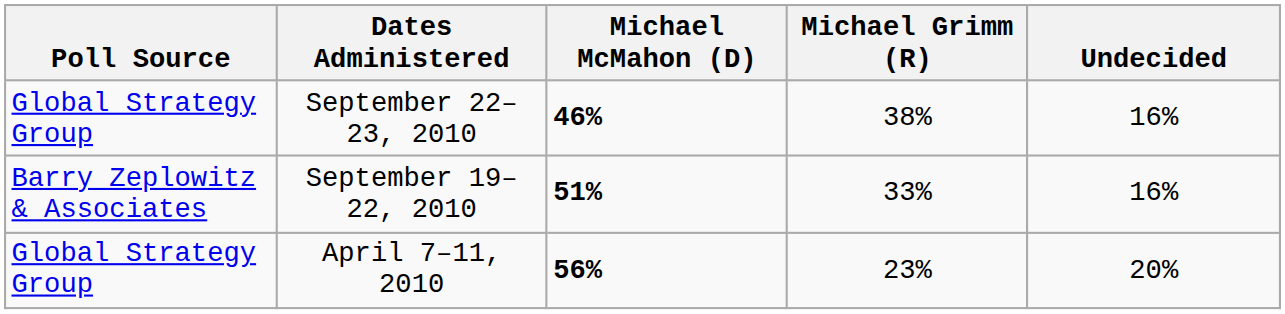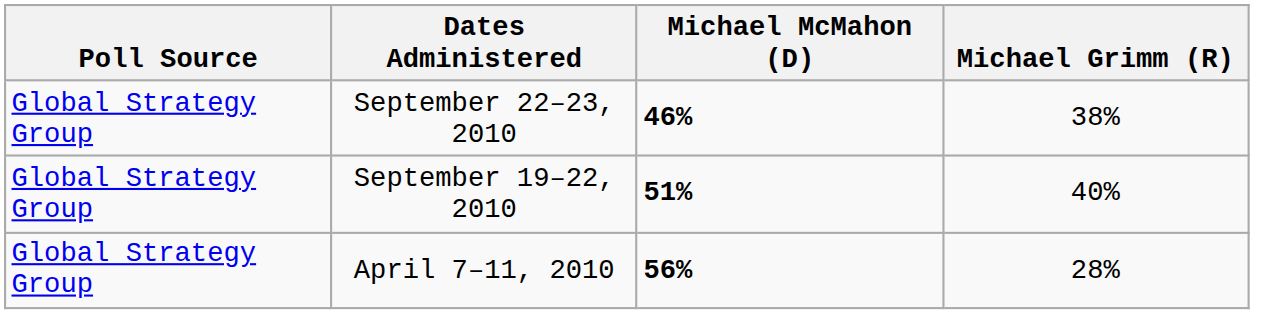- column: (1154, 59)
(134, 194) Barry Zeplowitz & Associates -> (134, 194) Global Strategy Group
(907, 194) 33% -> (1095, 194) 40%
(907, 270) 23% -> (1095, 270) 28%
